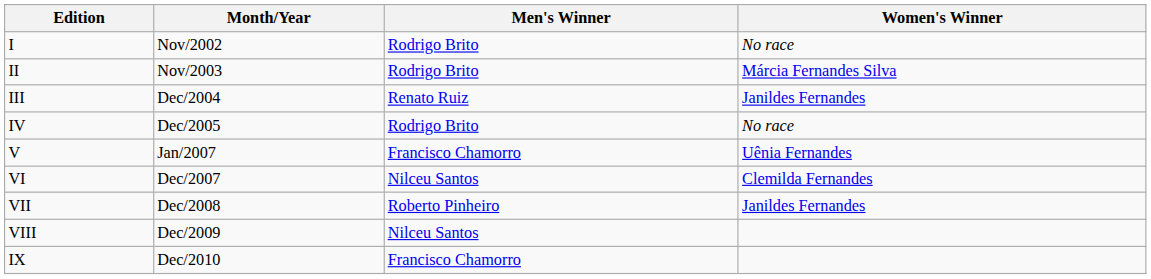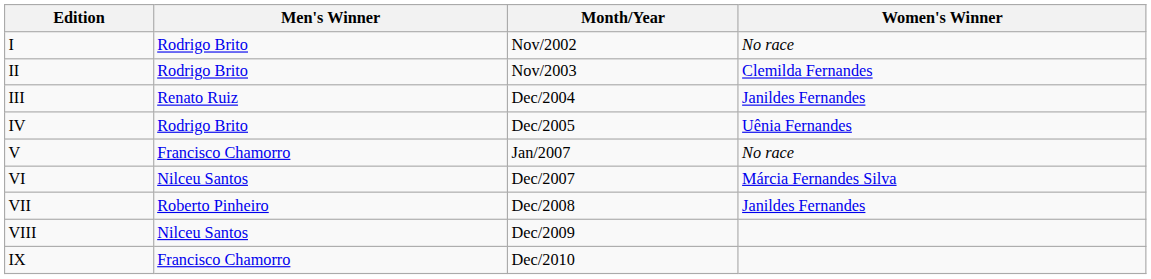columns swapped: (269, 18) <-> (561, 18)
(819, 71) Márcia Fernandes Silva -> (807, 71) Clemilda Fernandes
(768, 125) No race -> (797, 125) Uênia Fernandes
(797, 152) Uênia Fernandes -> (768, 152) No race
(807, 179) Clemilda Fernandes -> (819, 179) Márcia Fernandes Silva
